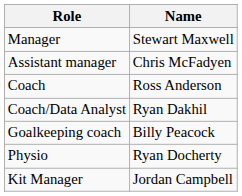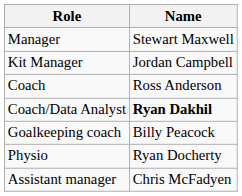rows swapped: (62, 62) <-> (45, 179)
(170, 109) normal -> (172, 109) bold
